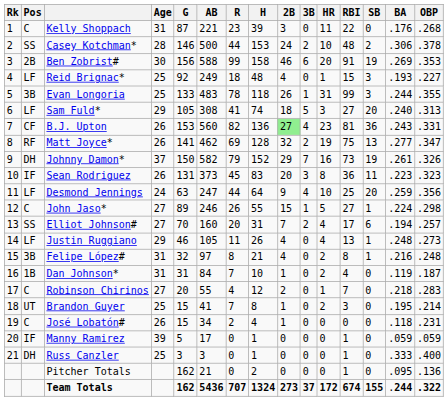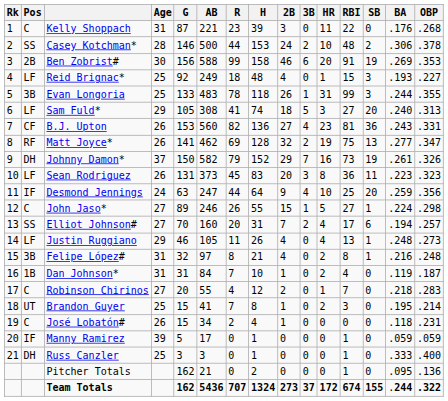(286, 127) lightgreen background -> (286, 127) no background
(30, 176) IF -> (30, 176) LF
(30, 192) LF -> (30, 192) IF
